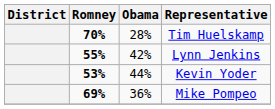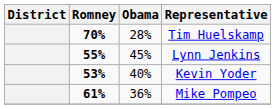(140, 54) 42% -> (140, 54) 45%
(140, 74) 44% -> (140, 74) 40%
(94, 94) 69% -> (94, 94) 61%
